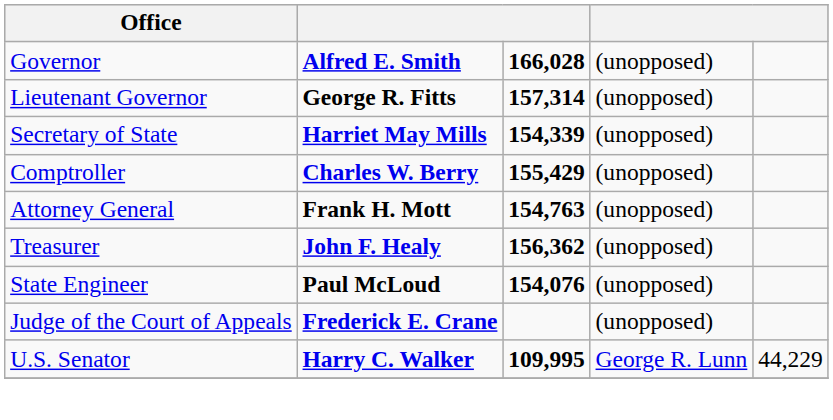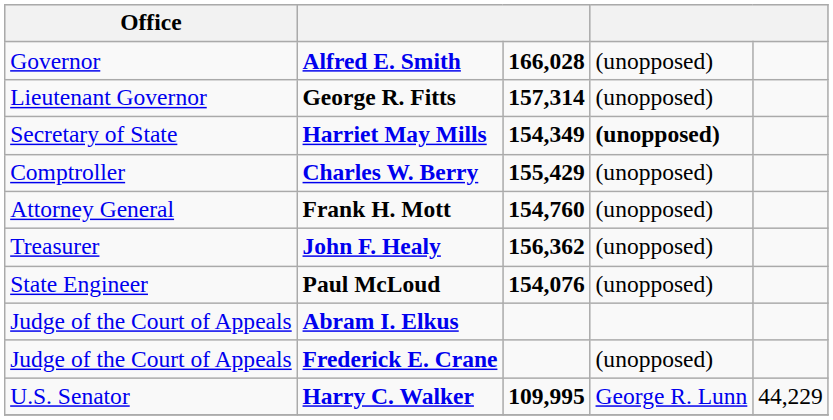(546, 135) 154,339 -> (546, 135) 154,349
(654, 135) normal -> (658, 135) bold
(546, 209) 154,763 -> (546, 209) 154,760
+ row: (381, 321)
